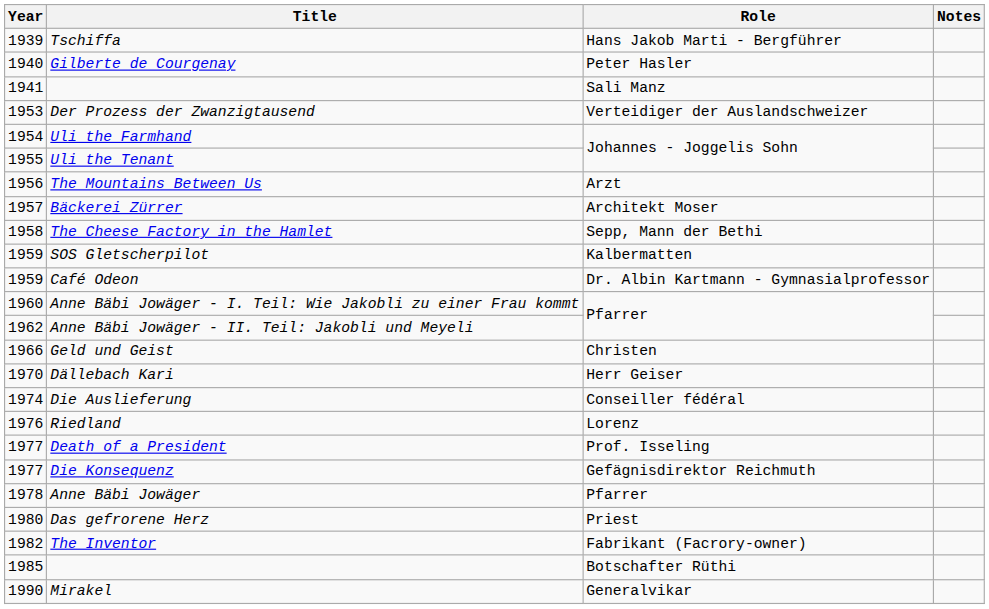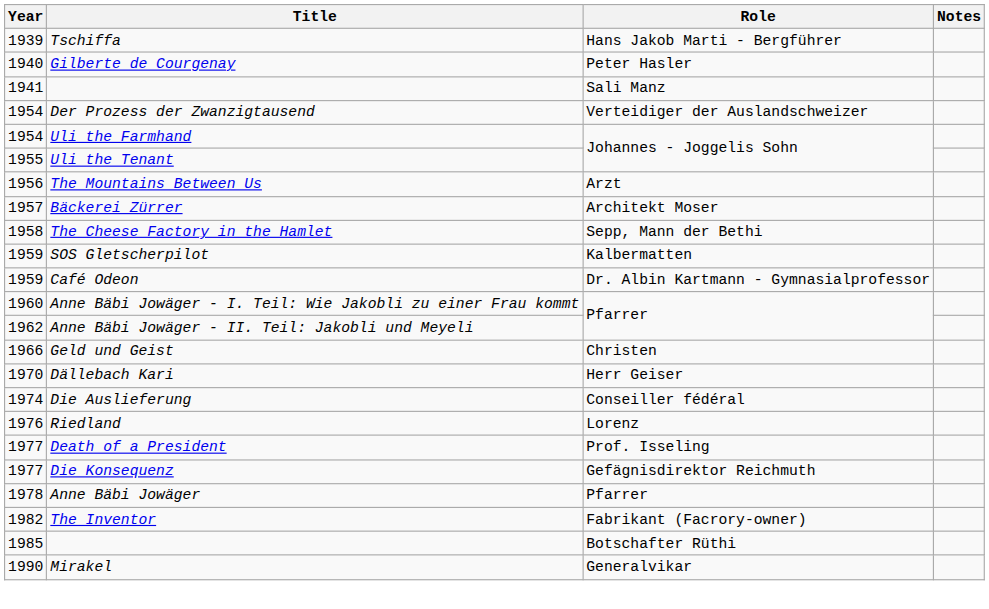(26, 112) 1953 -> (26, 112) 1954
- row: (130, 519)
